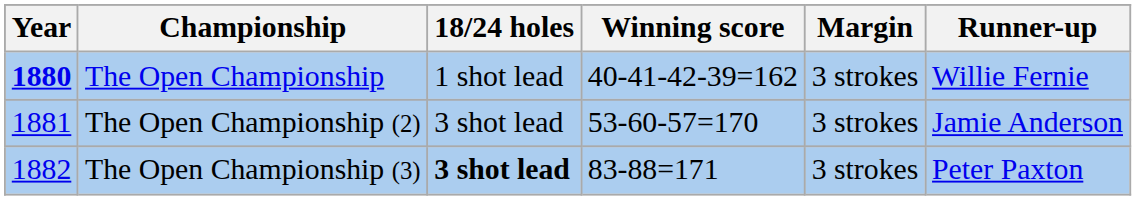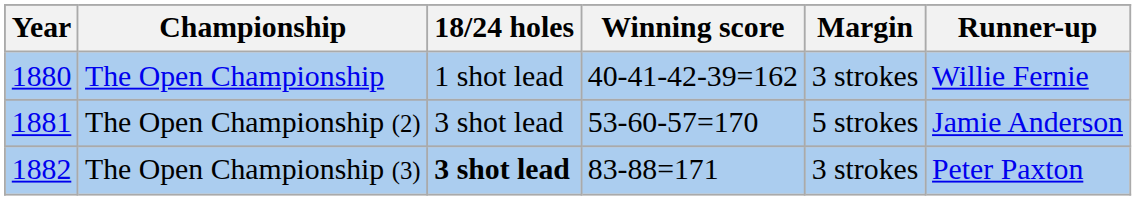(42, 75) bold -> (42, 75) normal
(865, 122) 3 strokes -> (865, 122) 5 strokes
